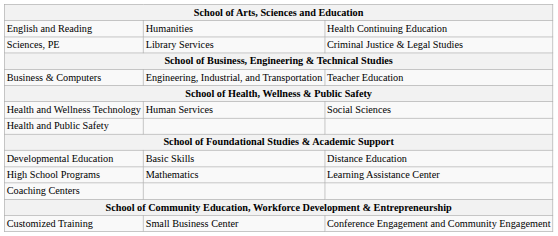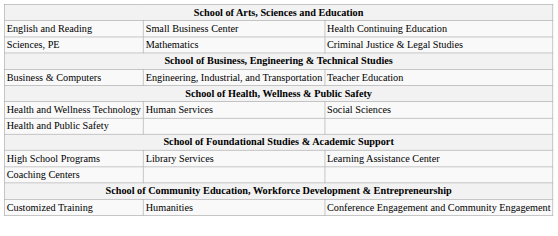(169, 28) Humanities -> (192, 28) Small Business Center
(180, 45) Library Services -> (172, 45) Mathematics
- row: (60, 158)
(172, 175) Mathematics -> (180, 158) Library Services
(192, 223) Small Business Center -> (169, 207) Humanities
